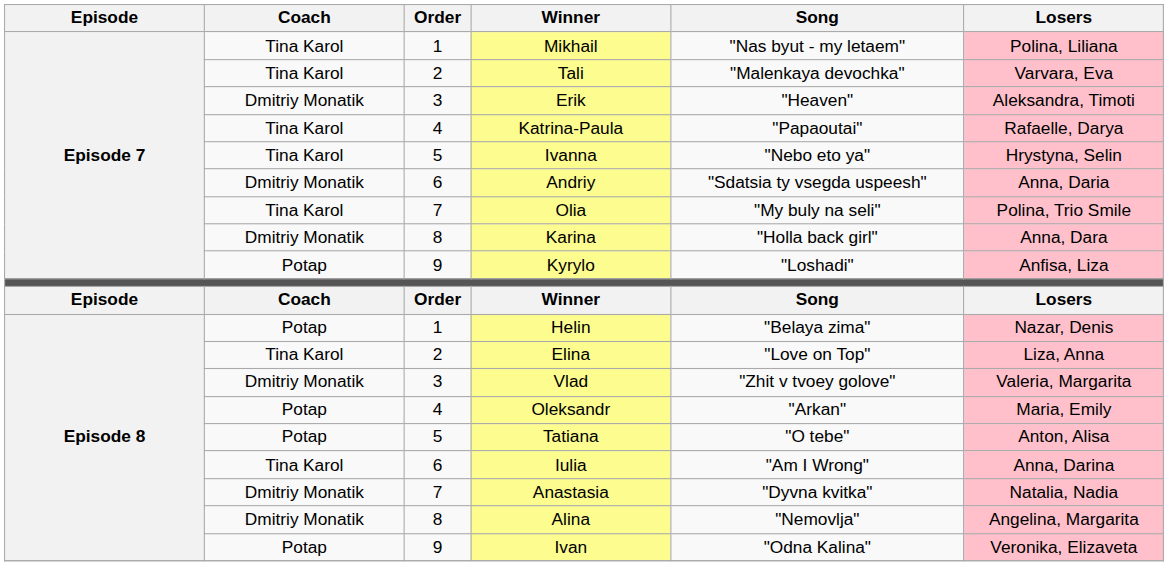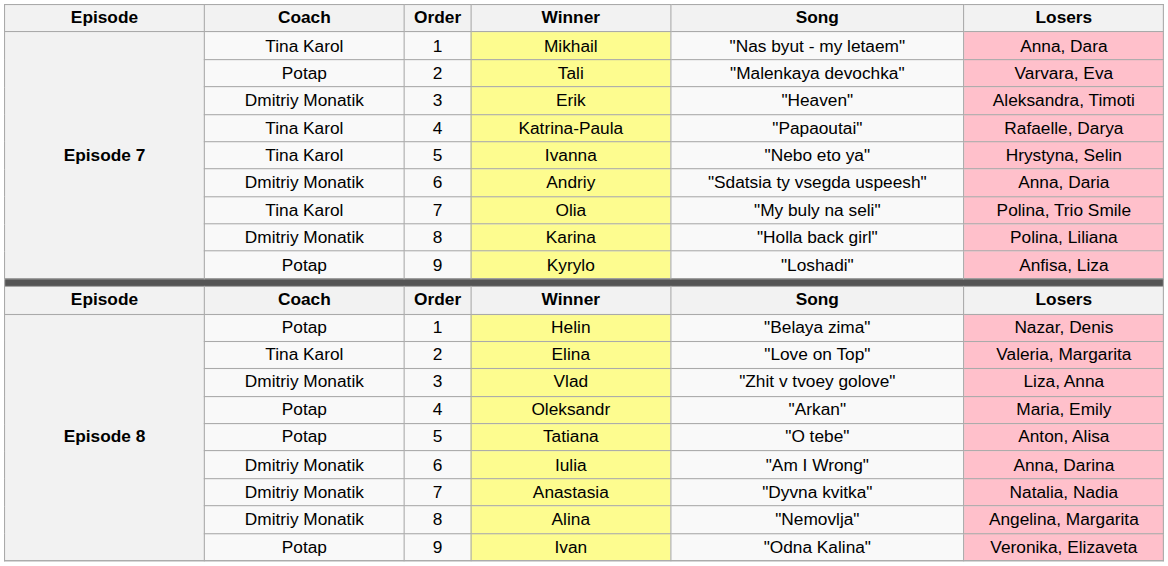(1064, 45) Polina, Liliana -> (1064, 45) Anna, Dara
(304, 73) Tina Karol -> (304, 73) Potap
(1064, 237) Anna, Dara -> (1064, 237) Polina, Liliana
(1064, 355) Liza, Anna -> (1064, 355) Valeria, Margarita
(1064, 382) Valeria, Margarita -> (1064, 382) Liza, Anna
(304, 464) Tina Karol -> (304, 464) Dmitriy Monatik
